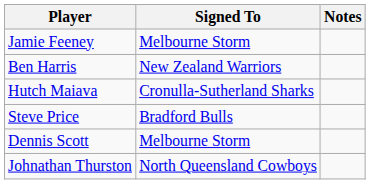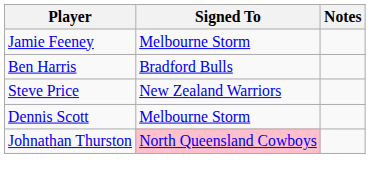(210, 66) New Zealand Warriors -> (186, 66) Bradford Bulls
- row: (53, 91)
(186, 116) Bradford Bulls -> (210, 91) New Zealand Warriors
(228, 166) no background -> (228, 141) pink background
